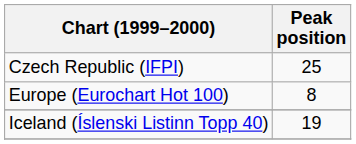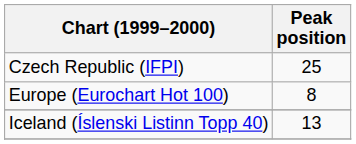(311, 124) 19 -> (311, 124) 13
